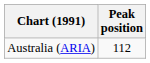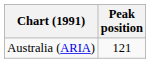(122, 48) 112 -> (122, 48) 121
